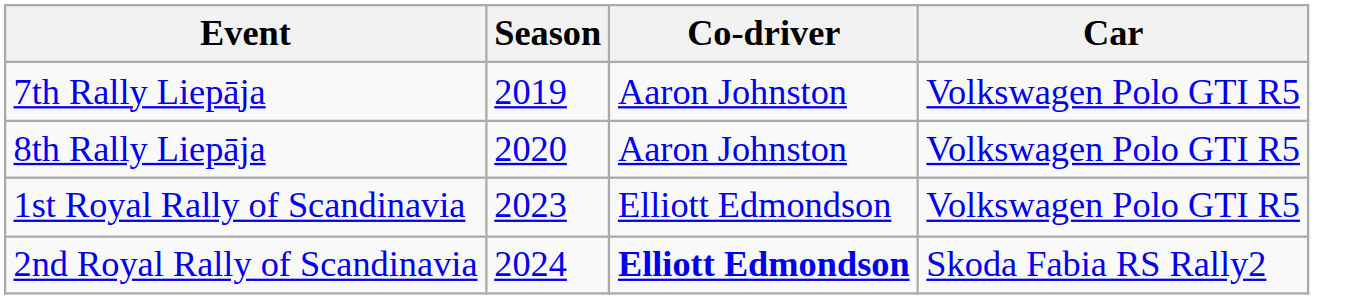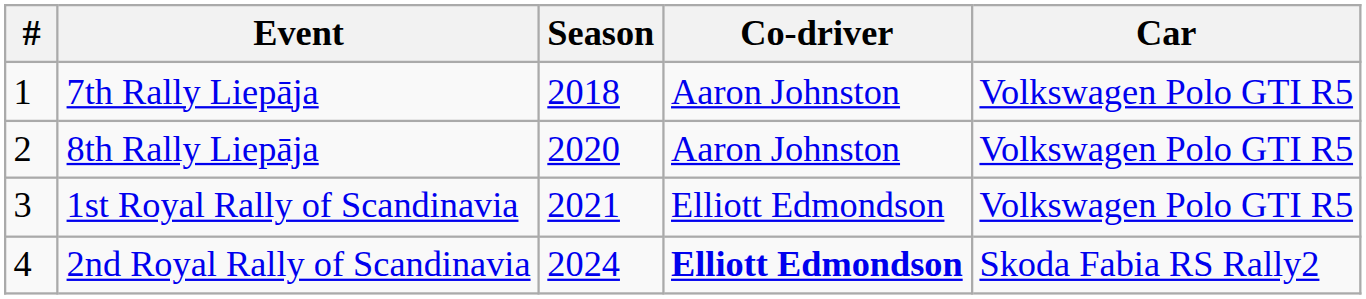+ column: (32, 33)
(531, 90) 2019 -> (584, 90) 2018
(531, 206) 2023 -> (584, 206) 2021
